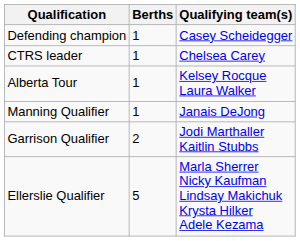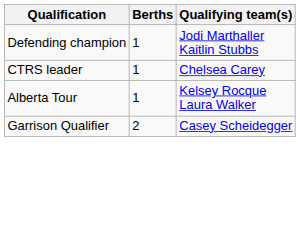(236, 35) Casey Scheidegger -> (222, 42) Jodi Marthaller Kaitlin Stubbs
- row: (58, 111)
(222, 139) Jodi Marthaller Kaitlin Stubbs -> (236, 126) Casey Scheidegger
- row: (56, 196)
